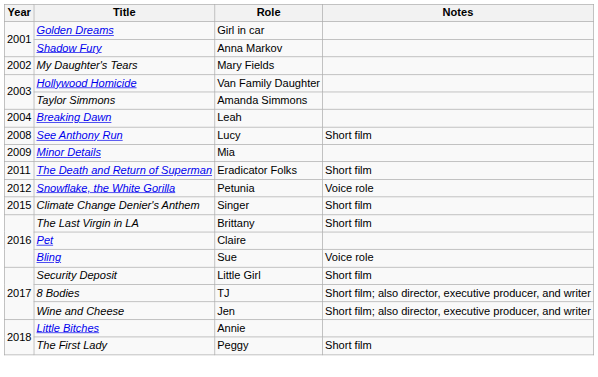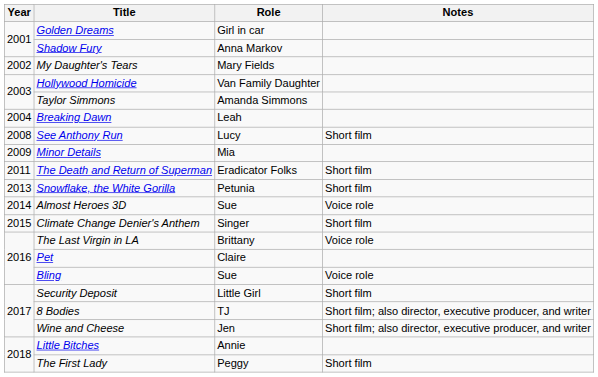(19, 188) 2012 -> (19, 188) 2013
(349, 188) Voice role -> (348, 188) Short film
+ row: (81, 205)
(348, 223) Short film -> (349, 240) Voice role
